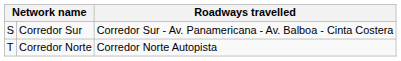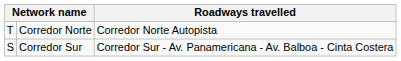rows swapped: (51, 30) <-> (55, 47)
